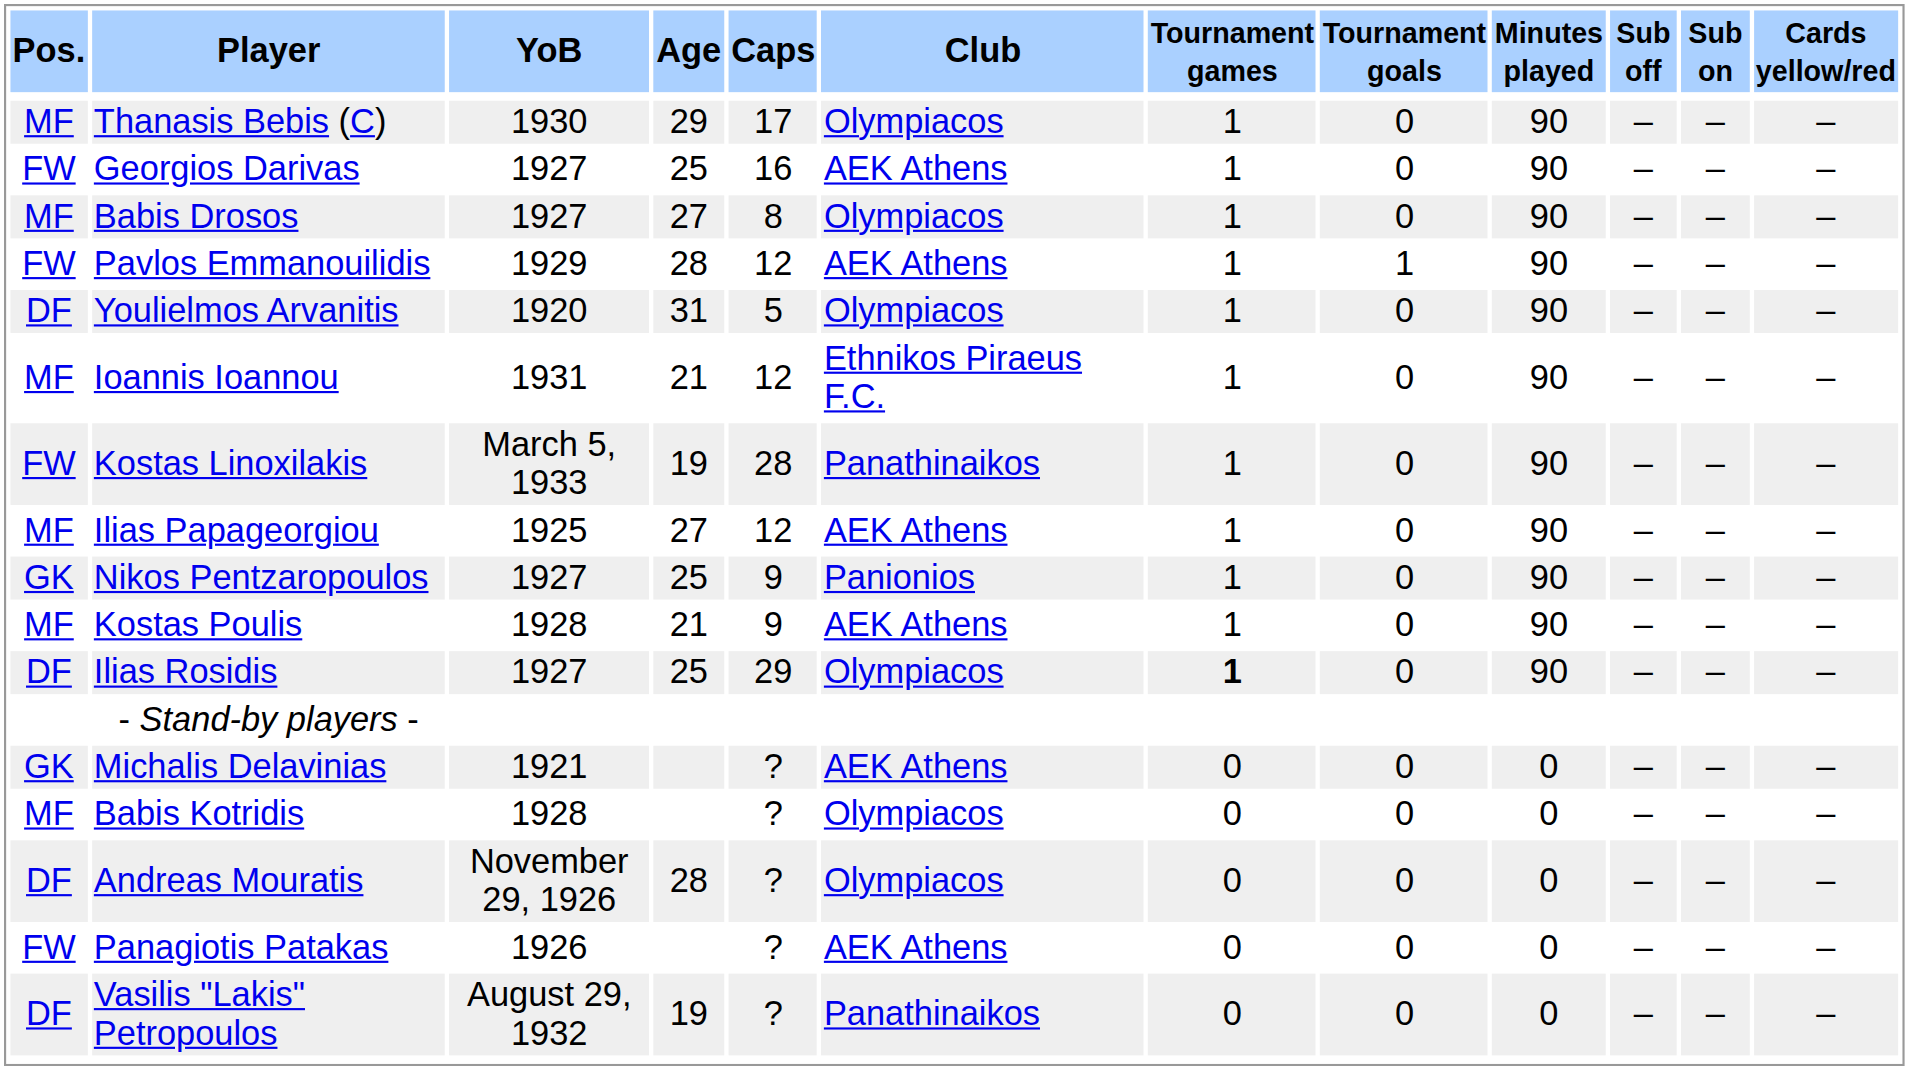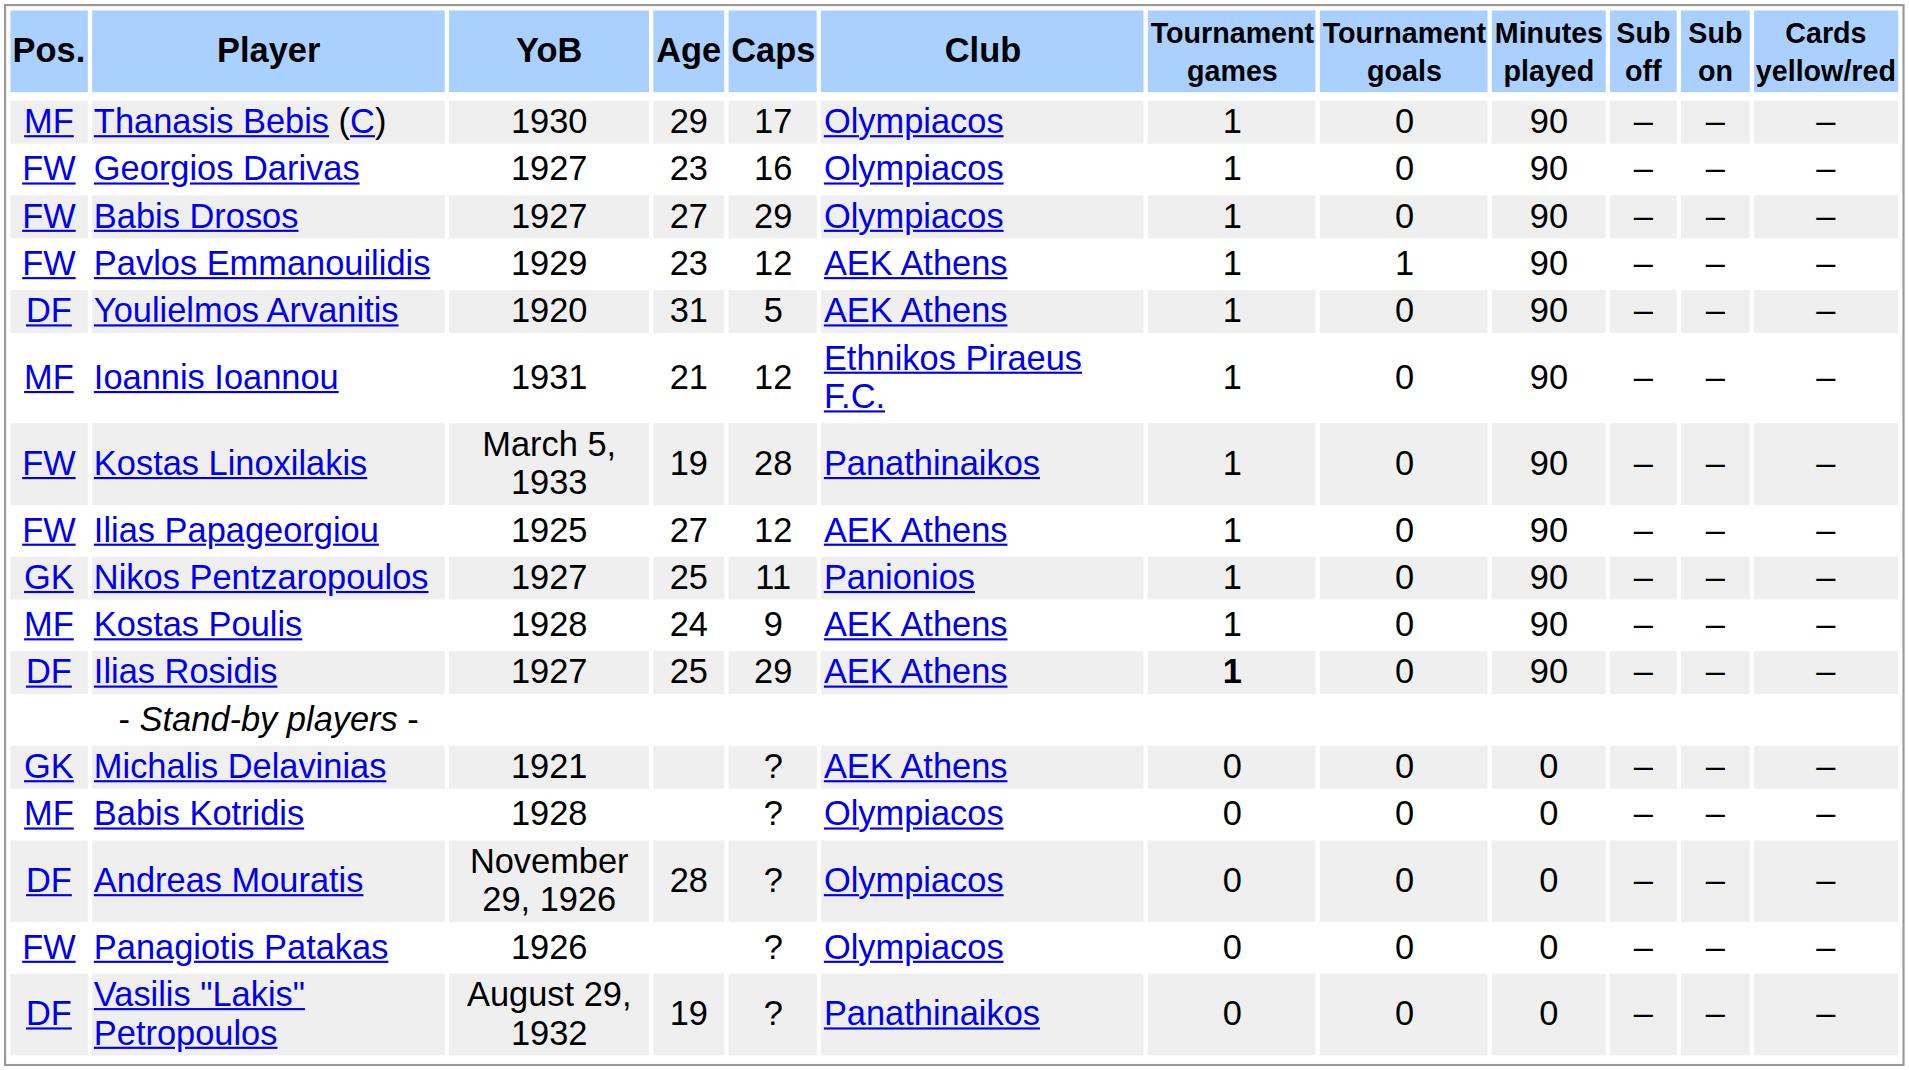(689, 168) 25 -> (689, 168) 23
(916, 168) AEK Athens -> (914, 168) Olympiacos
(49, 216) MF -> (49, 216) FW
(773, 216) 8 -> (773, 216) 29
(689, 263) 28 -> (689, 263) 23
(914, 310) Olympiacos -> (916, 310) AEK Athens
(49, 530) MF -> (49, 530) FW
(773, 577) 9 -> (773, 577) 11
(689, 624) 21 -> (689, 624) 24
(914, 672) Olympiacos -> (916, 672) AEK Athens
(916, 947) AEK Athens -> (914, 947) Olympiacos
